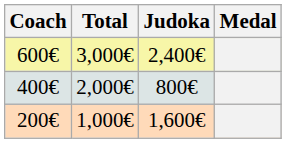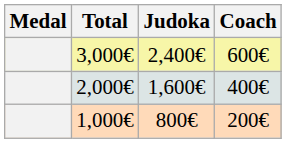columns swapped: (248, 21) <-> (38, 21)
(177, 87) 800€ -> (177, 87) 1,600€
(177, 120) 1,600€ -> (177, 120) 800€
